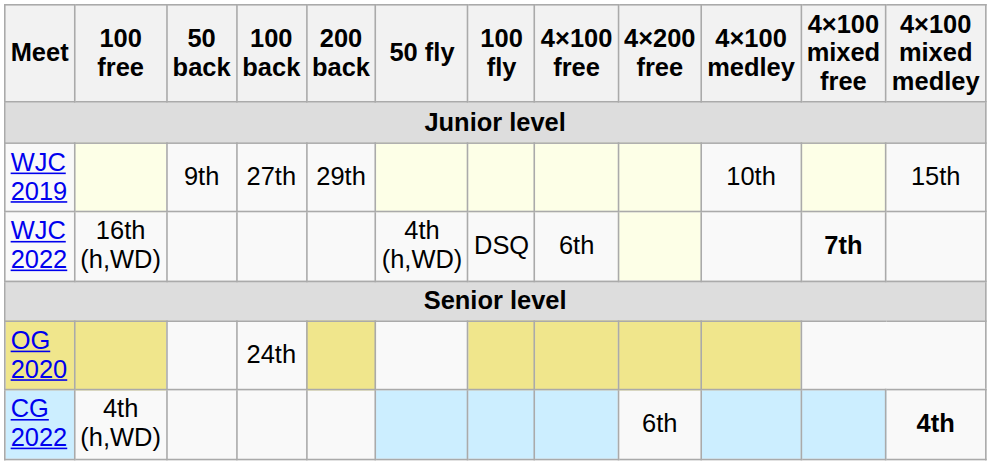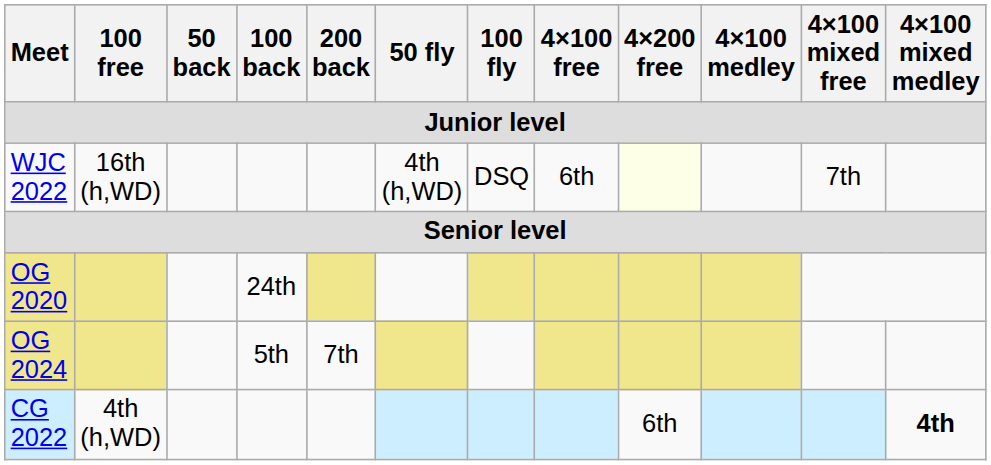- row: (39, 176)
(843, 245) bold -> (843, 176) normal
+ row: (39, 355)
